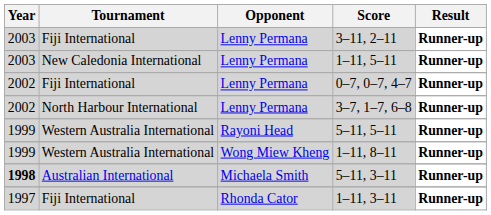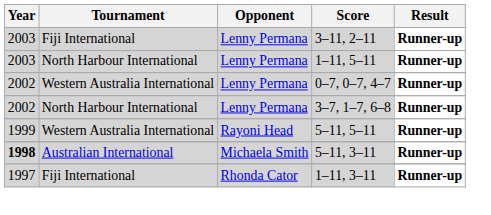(122, 61) New Caledonia International -> (120, 61) North Harbour International
(88, 84) Fiji International -> (128, 84) Western Australia International
- row: (366, 153)
